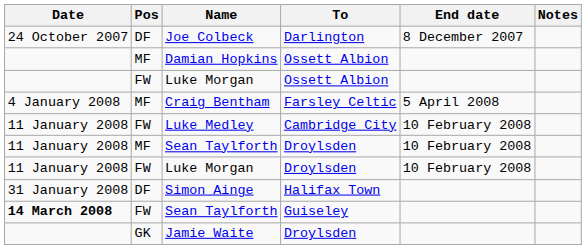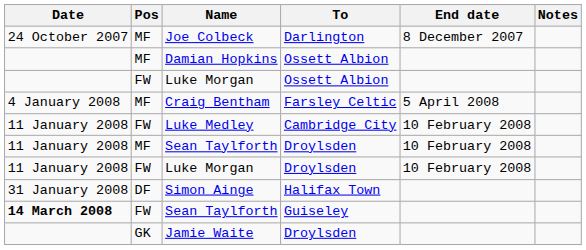(143, 37) DF -> (143, 37) MF
